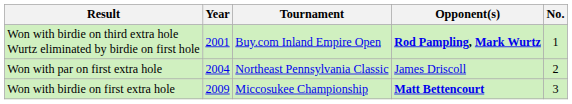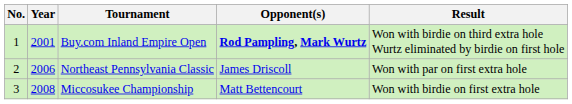columns swapped: (556, 14) <-> (103, 14)
(218, 69) 2004 -> (43, 69) 2006
(218, 89) 2009 -> (43, 89) 2008
(439, 89) bold -> (261, 89) normal
